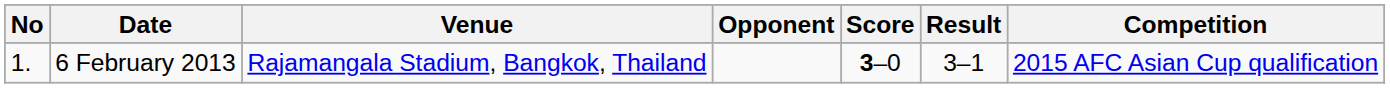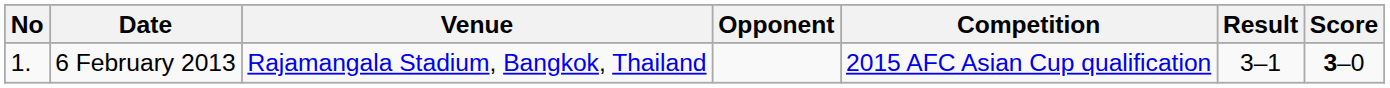columns swapped: (880, 24) <-> (1196, 24)
